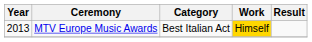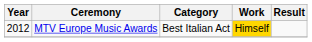(18, 28) 2013 -> (18, 28) 2012
